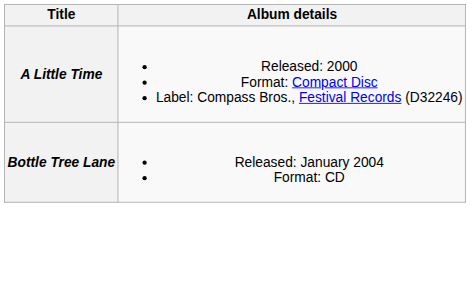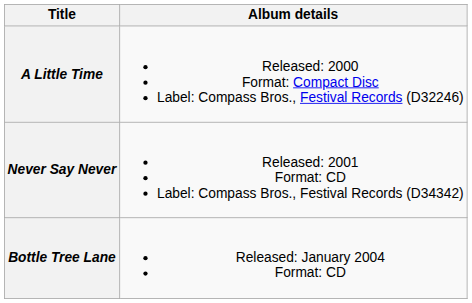+ row: (62, 169)
